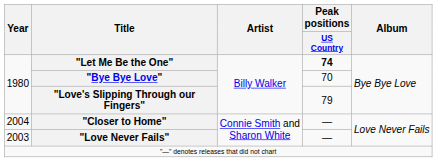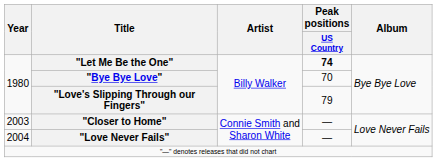(18, 121) 2004 -> (18, 121) 2003
(18, 137) 2003 -> (18, 137) 2004
